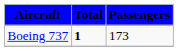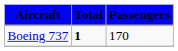(119, 35) 173 -> (119, 35) 170
